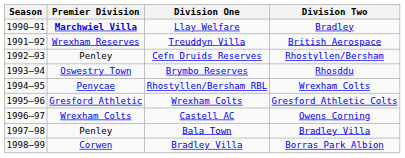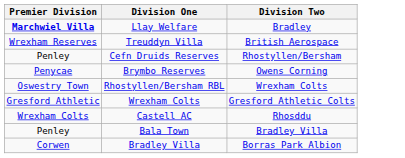- column: (26, 12)
(96, 71) Oswestry Town -> (53, 71) Penycae
(335, 71) Rhosddu -> (292, 71) Owens Corning
(96, 86) Penycae -> (53, 86) Oswestry Town
(335, 116) Owens Corning -> (292, 116) Rhosddu
